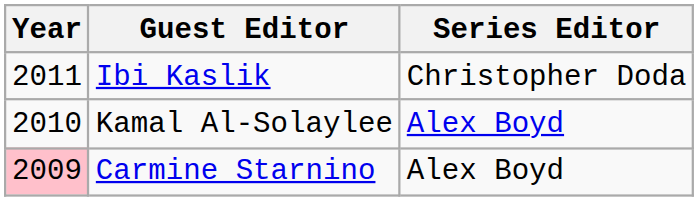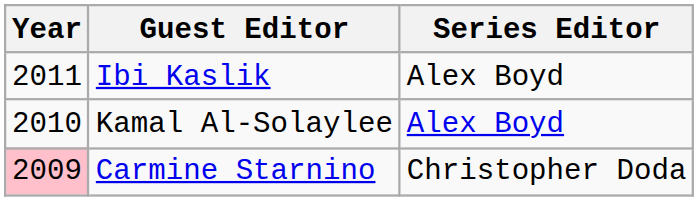(547, 76) Christopher Doda -> (485, 76) Alex Boyd
(485, 171) Alex Boyd -> (547, 171) Christopher Doda
